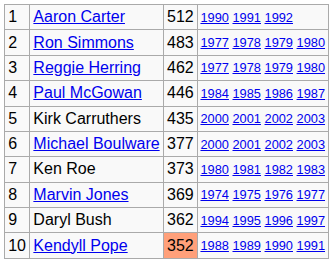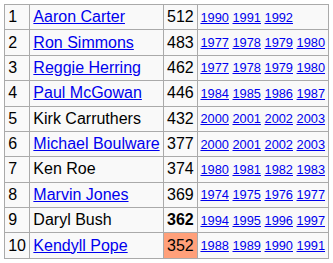(180, 118) 435 -> (180, 118) 432
(180, 169) 373 -> (180, 169) 374
(180, 220) normal -> (180, 220) bold
